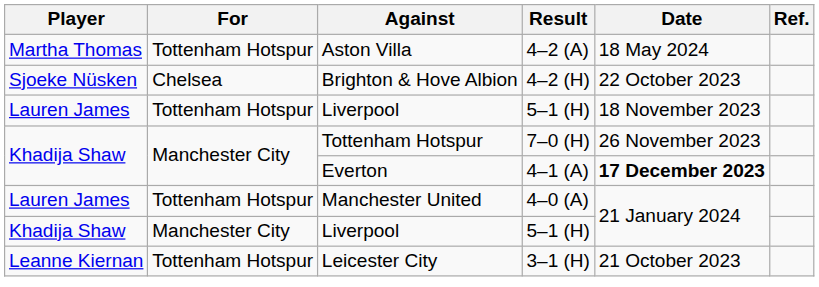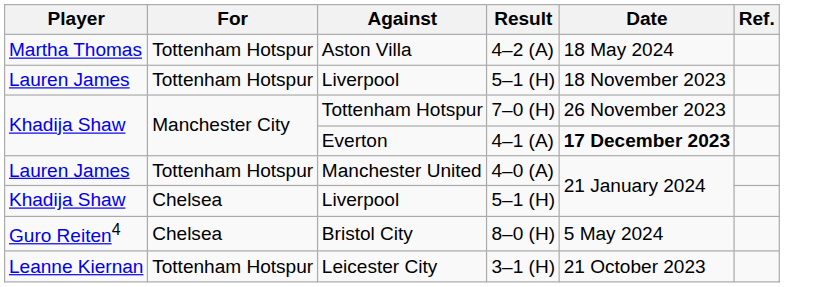- row: (73, 79)
(221, 230) Manchester City -> (187, 200) Chelsea
+ row: (65, 233)
